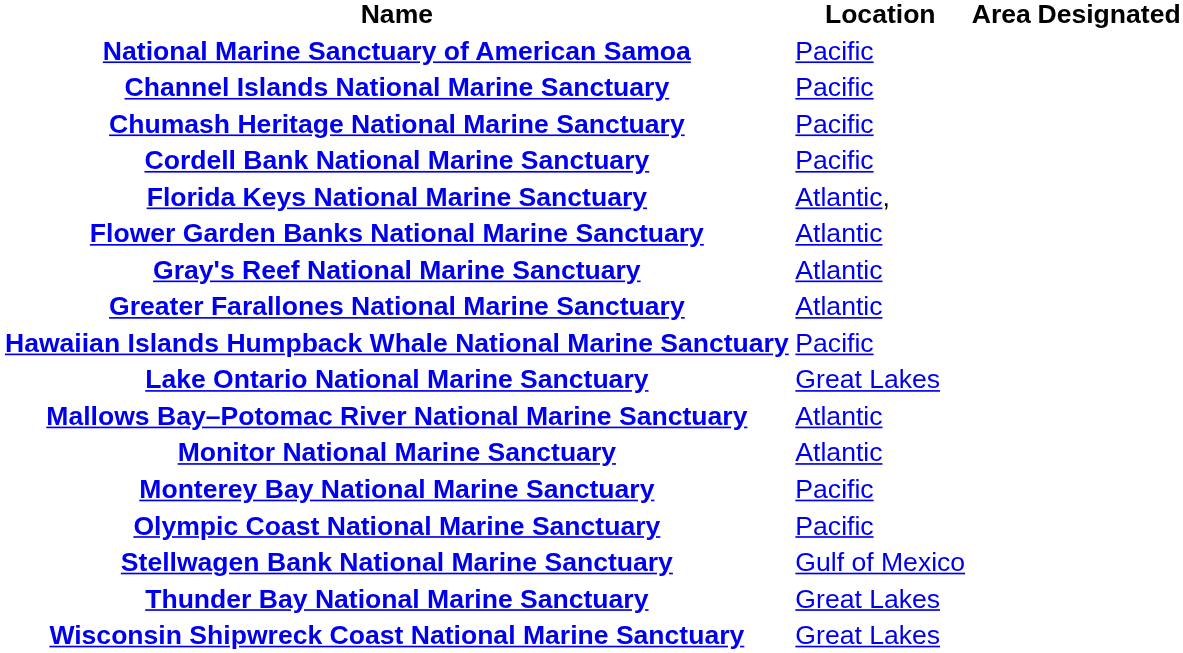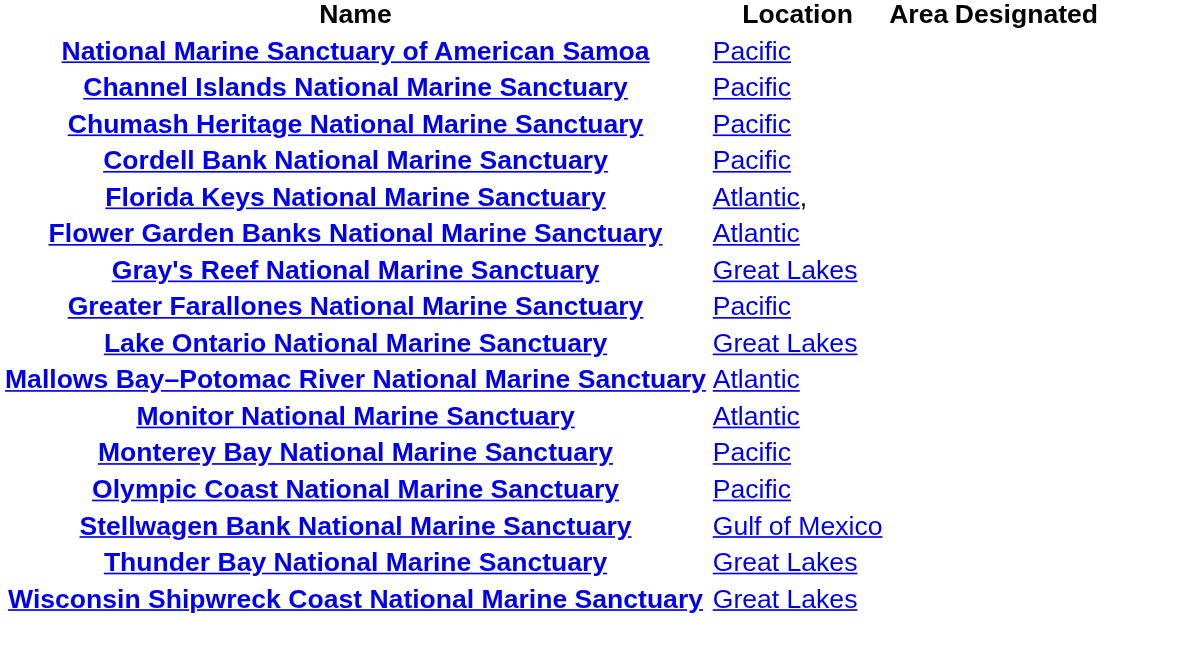(839, 270) Atlantic -> (785, 270) Great Lakes
(839, 306) Atlantic -> (752, 306) Pacific
- row: (397, 343)
